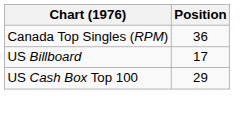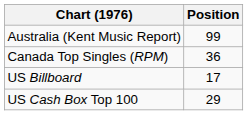+ row: (94, 36)
